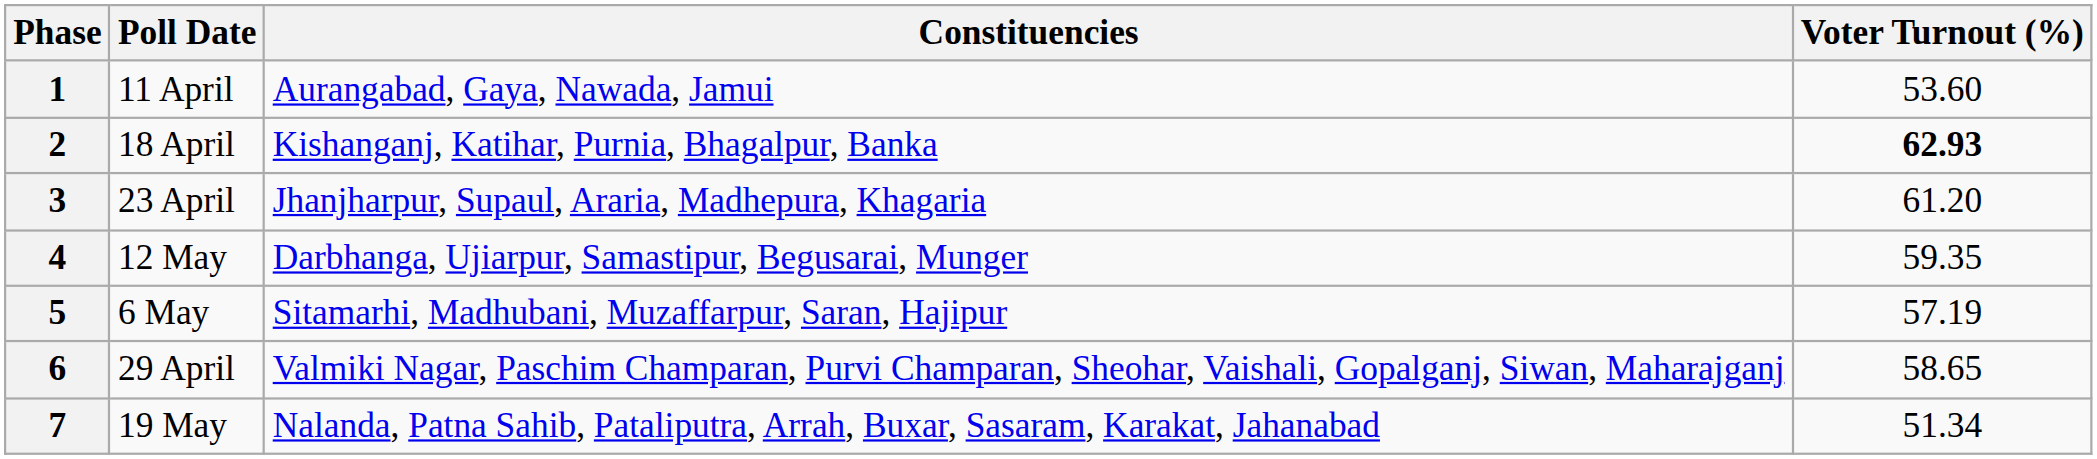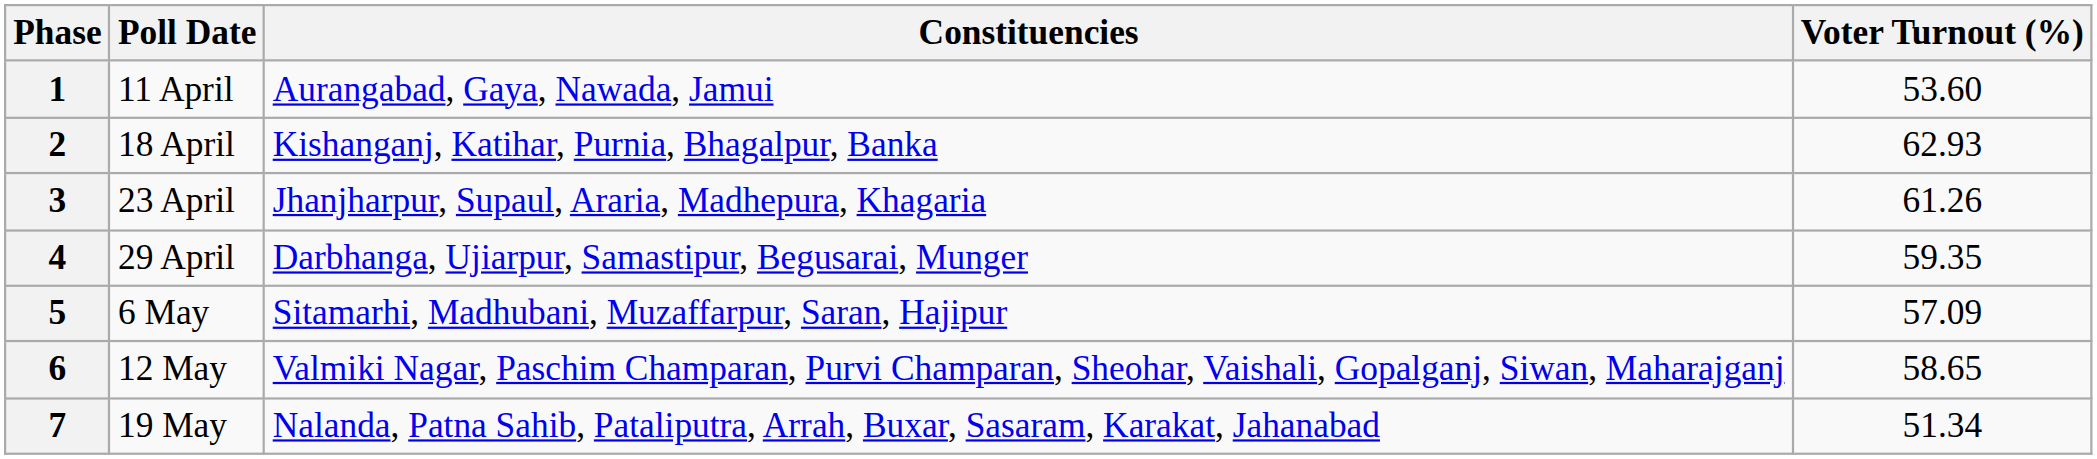(1942, 144) bold -> (1942, 144) normal
(1942, 200) 61.20 -> (1942, 200) 61.26
(172, 256) 12 May -> (176, 256) 29 April
(1942, 312) 57.19 -> (1942, 312) 57.09
(176, 369) 29 April -> (172, 369) 12 May
